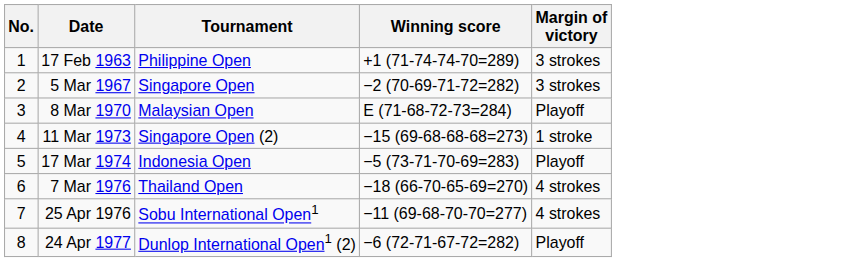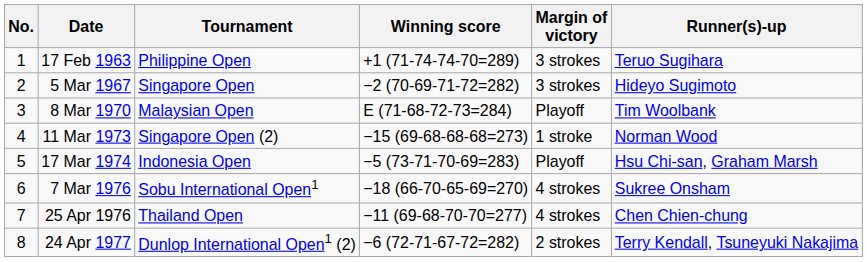+ column: (736, 26)
(191, 187) Thailand Open -> (228, 188) Sobu International Open1
(228, 214) Sobu International Open1 -> (191, 215) Thailand Open
(560, 242) Playoff -> (568, 242) 2 strokes
